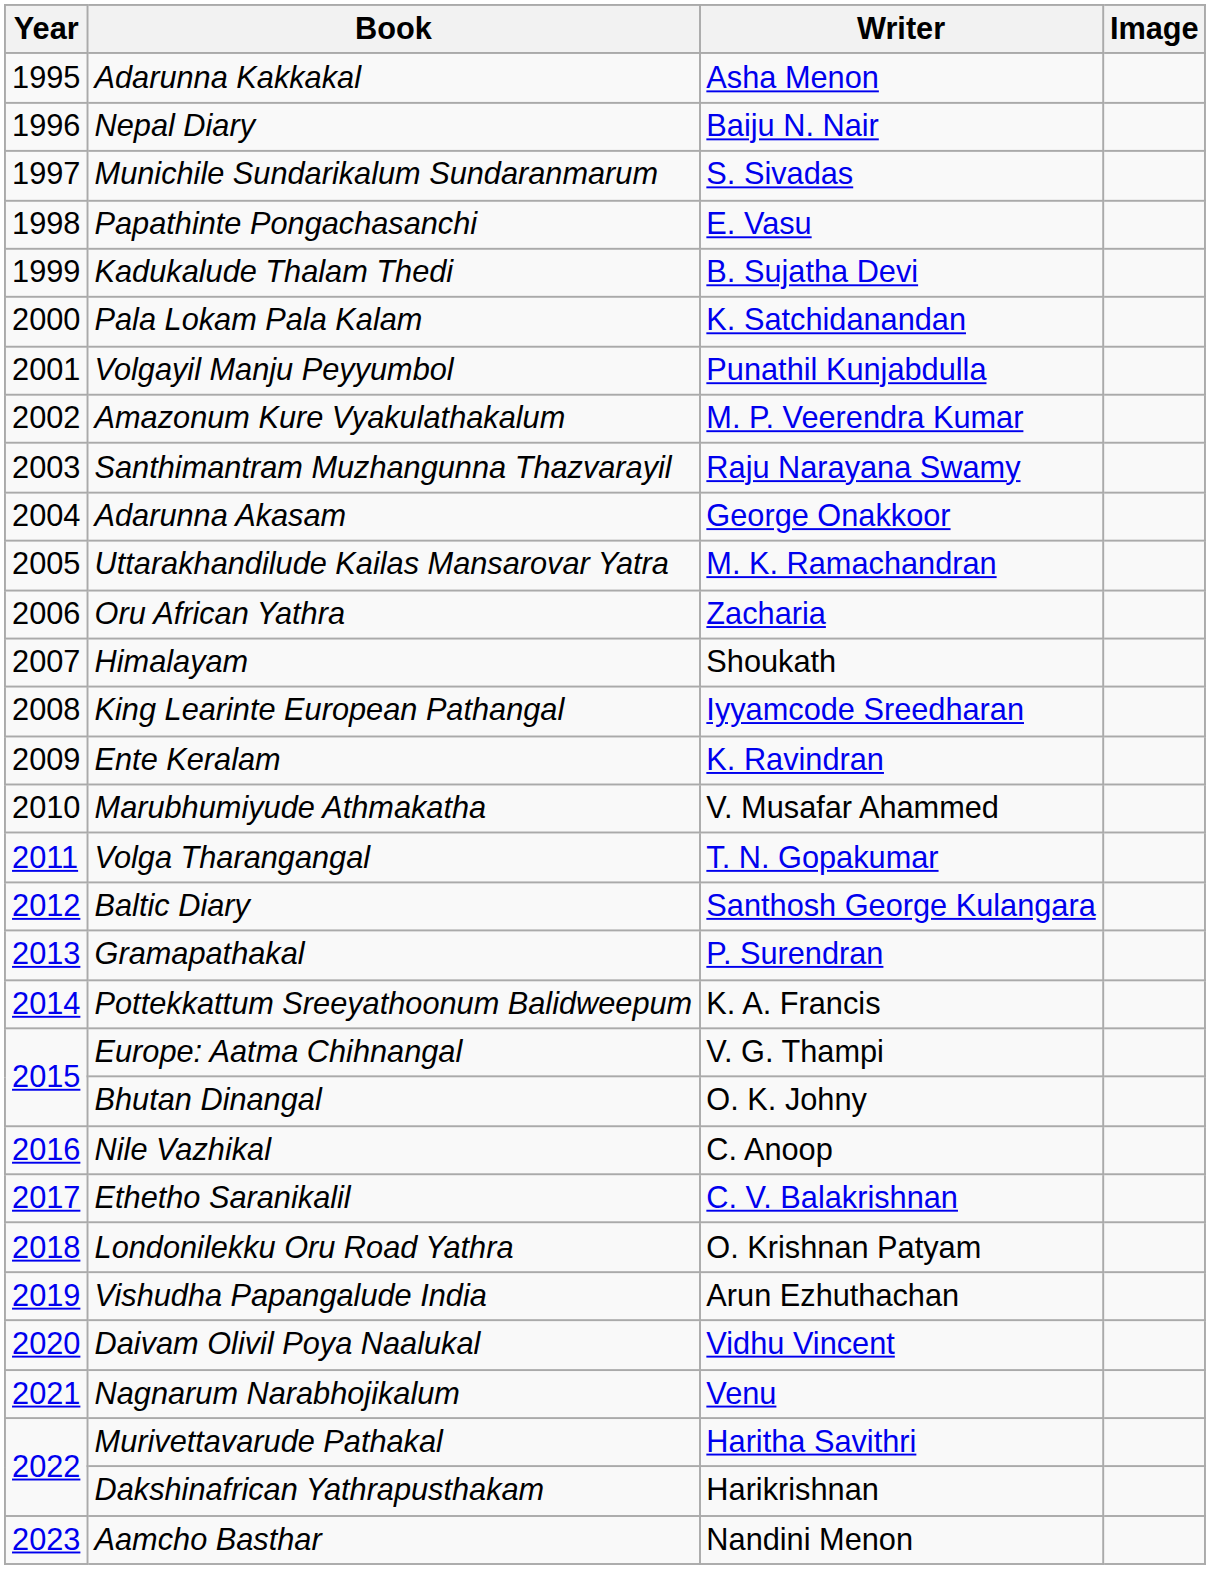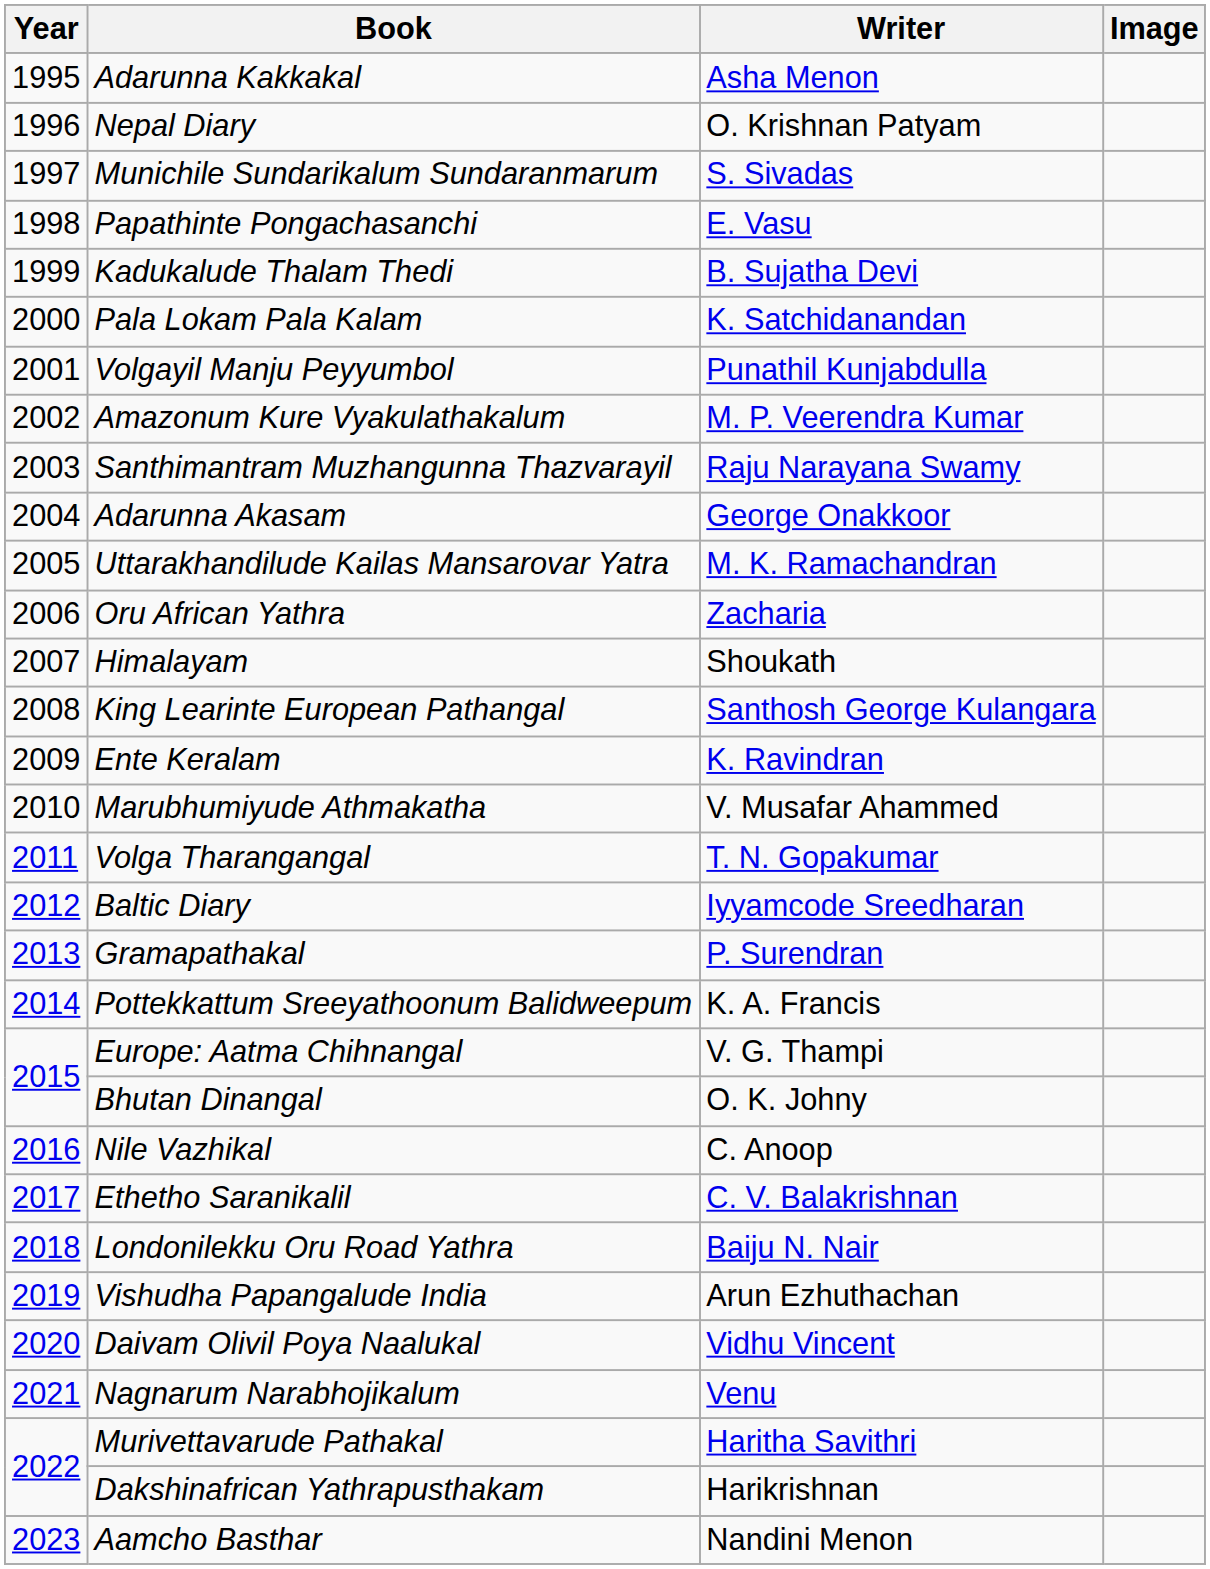(793, 126) Baiju N. Nair -> (844, 126) O. Krishnan Patyam
(865, 710) Iyyamcode Sreedharan -> (901, 710) Santhosh George Kulangara
(901, 905) Santhosh George Kulangara -> (865, 905) Iyyamcode Sreedharan
(844, 1246) O. Krishnan Patyam -> (793, 1246) Baiju N. Nair
